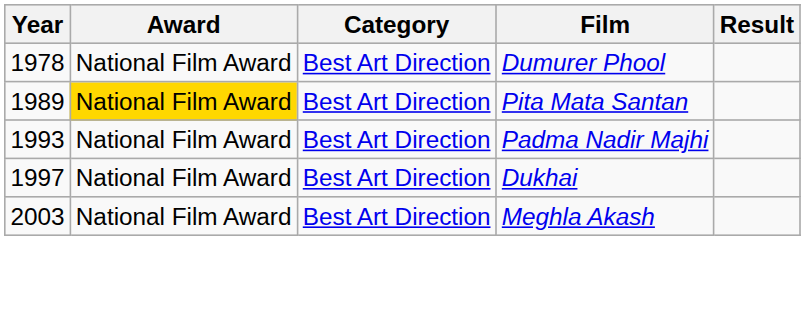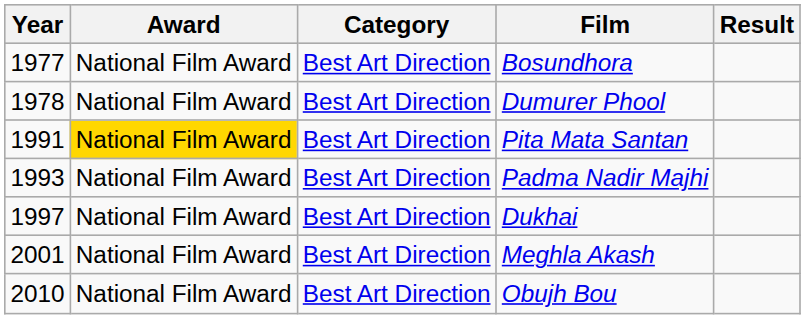+ row: (567, 63)
(37, 101) 1989 -> (37, 140) 1991
(37, 217) 2003 -> (37, 255) 2001
+ row: (559, 294)
